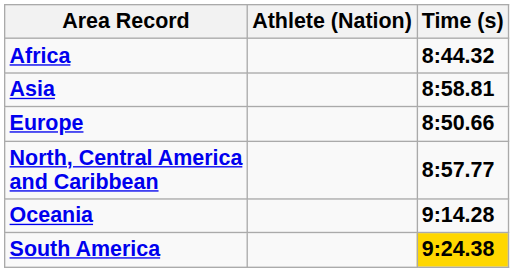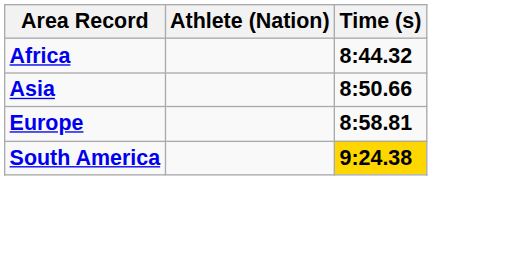(458, 89) 8:58.81 -> (376, 89) 8:50.66
(458, 123) 8:50.66 -> (376, 123) 8:58.81
- row: (126, 169)
- row: (51, 215)
